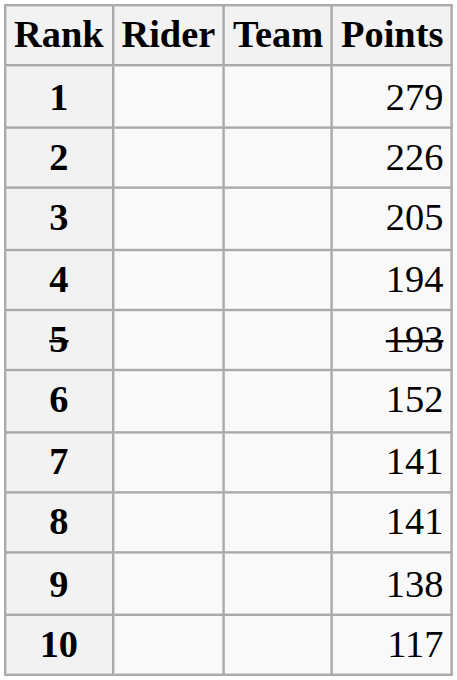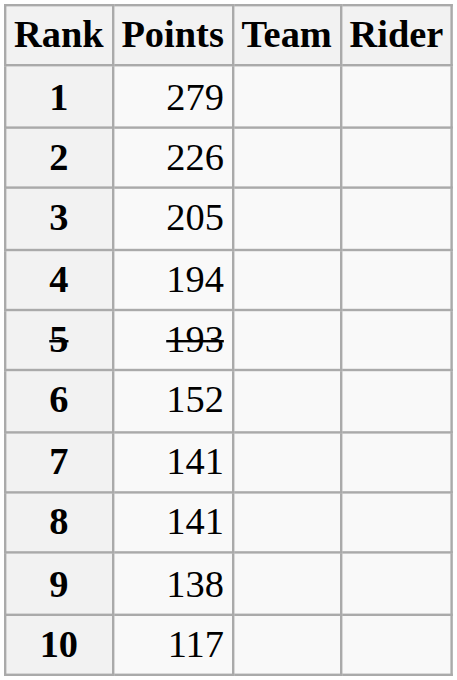columns swapped: (168, 34) <-> (392, 34)
